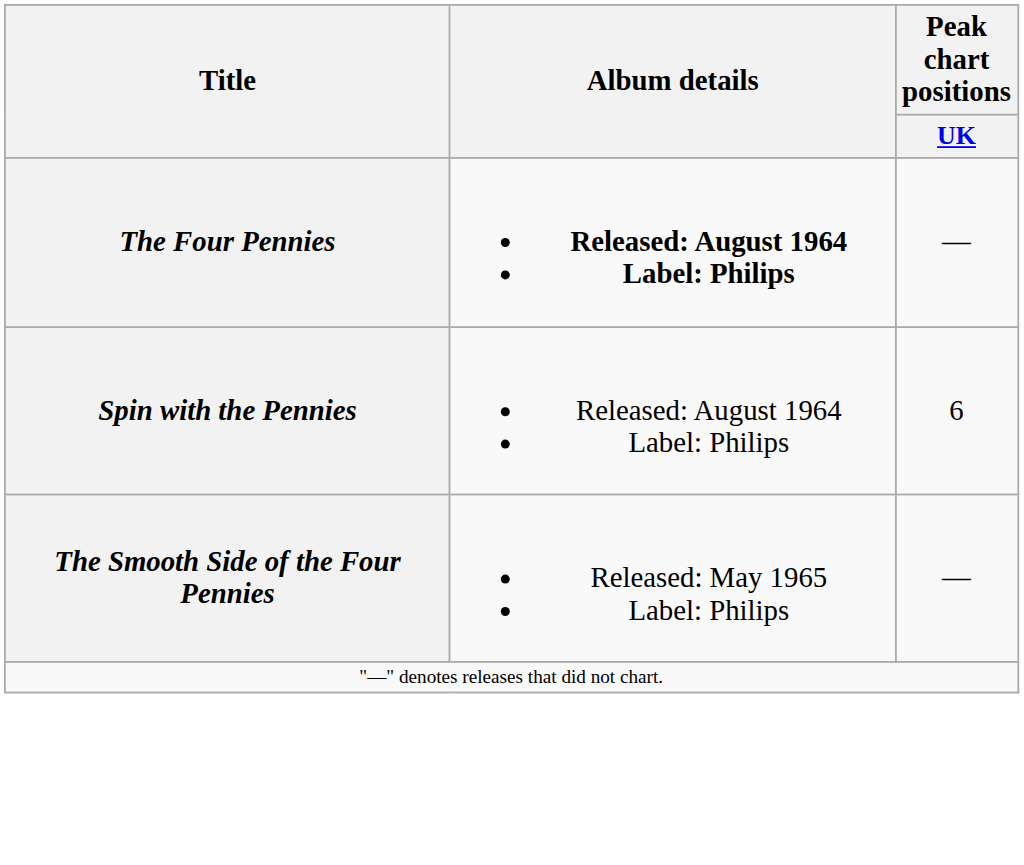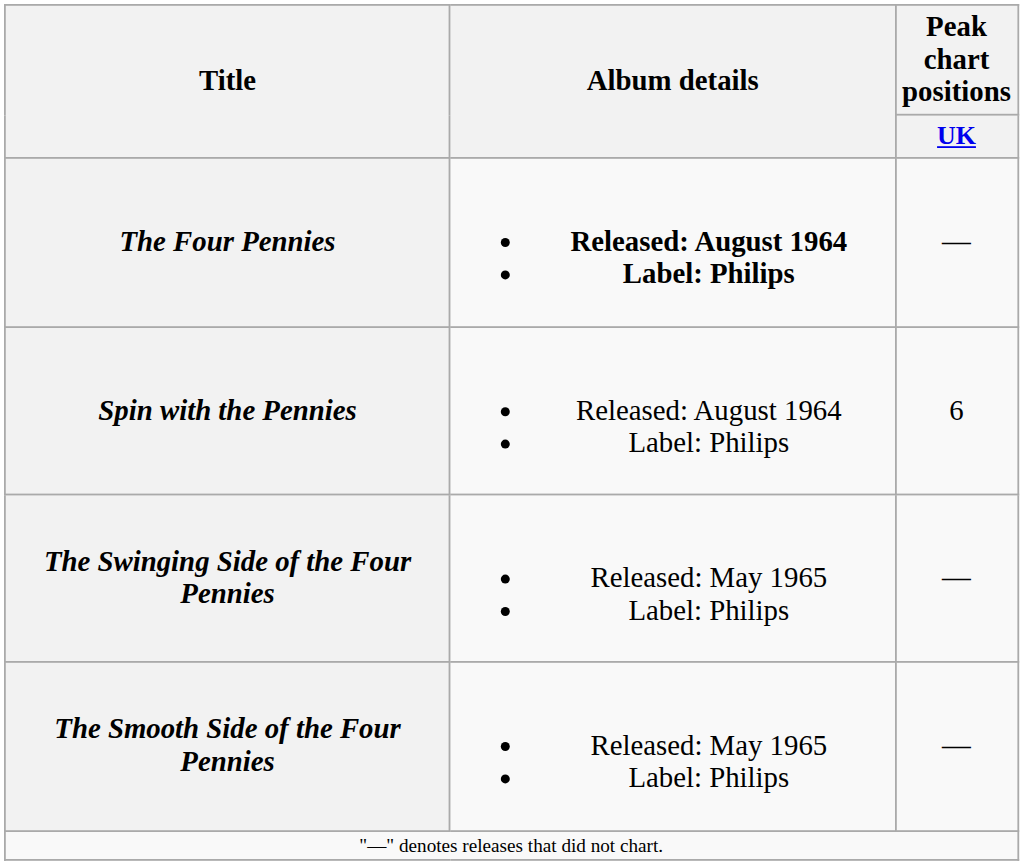+ row: (228, 577)
